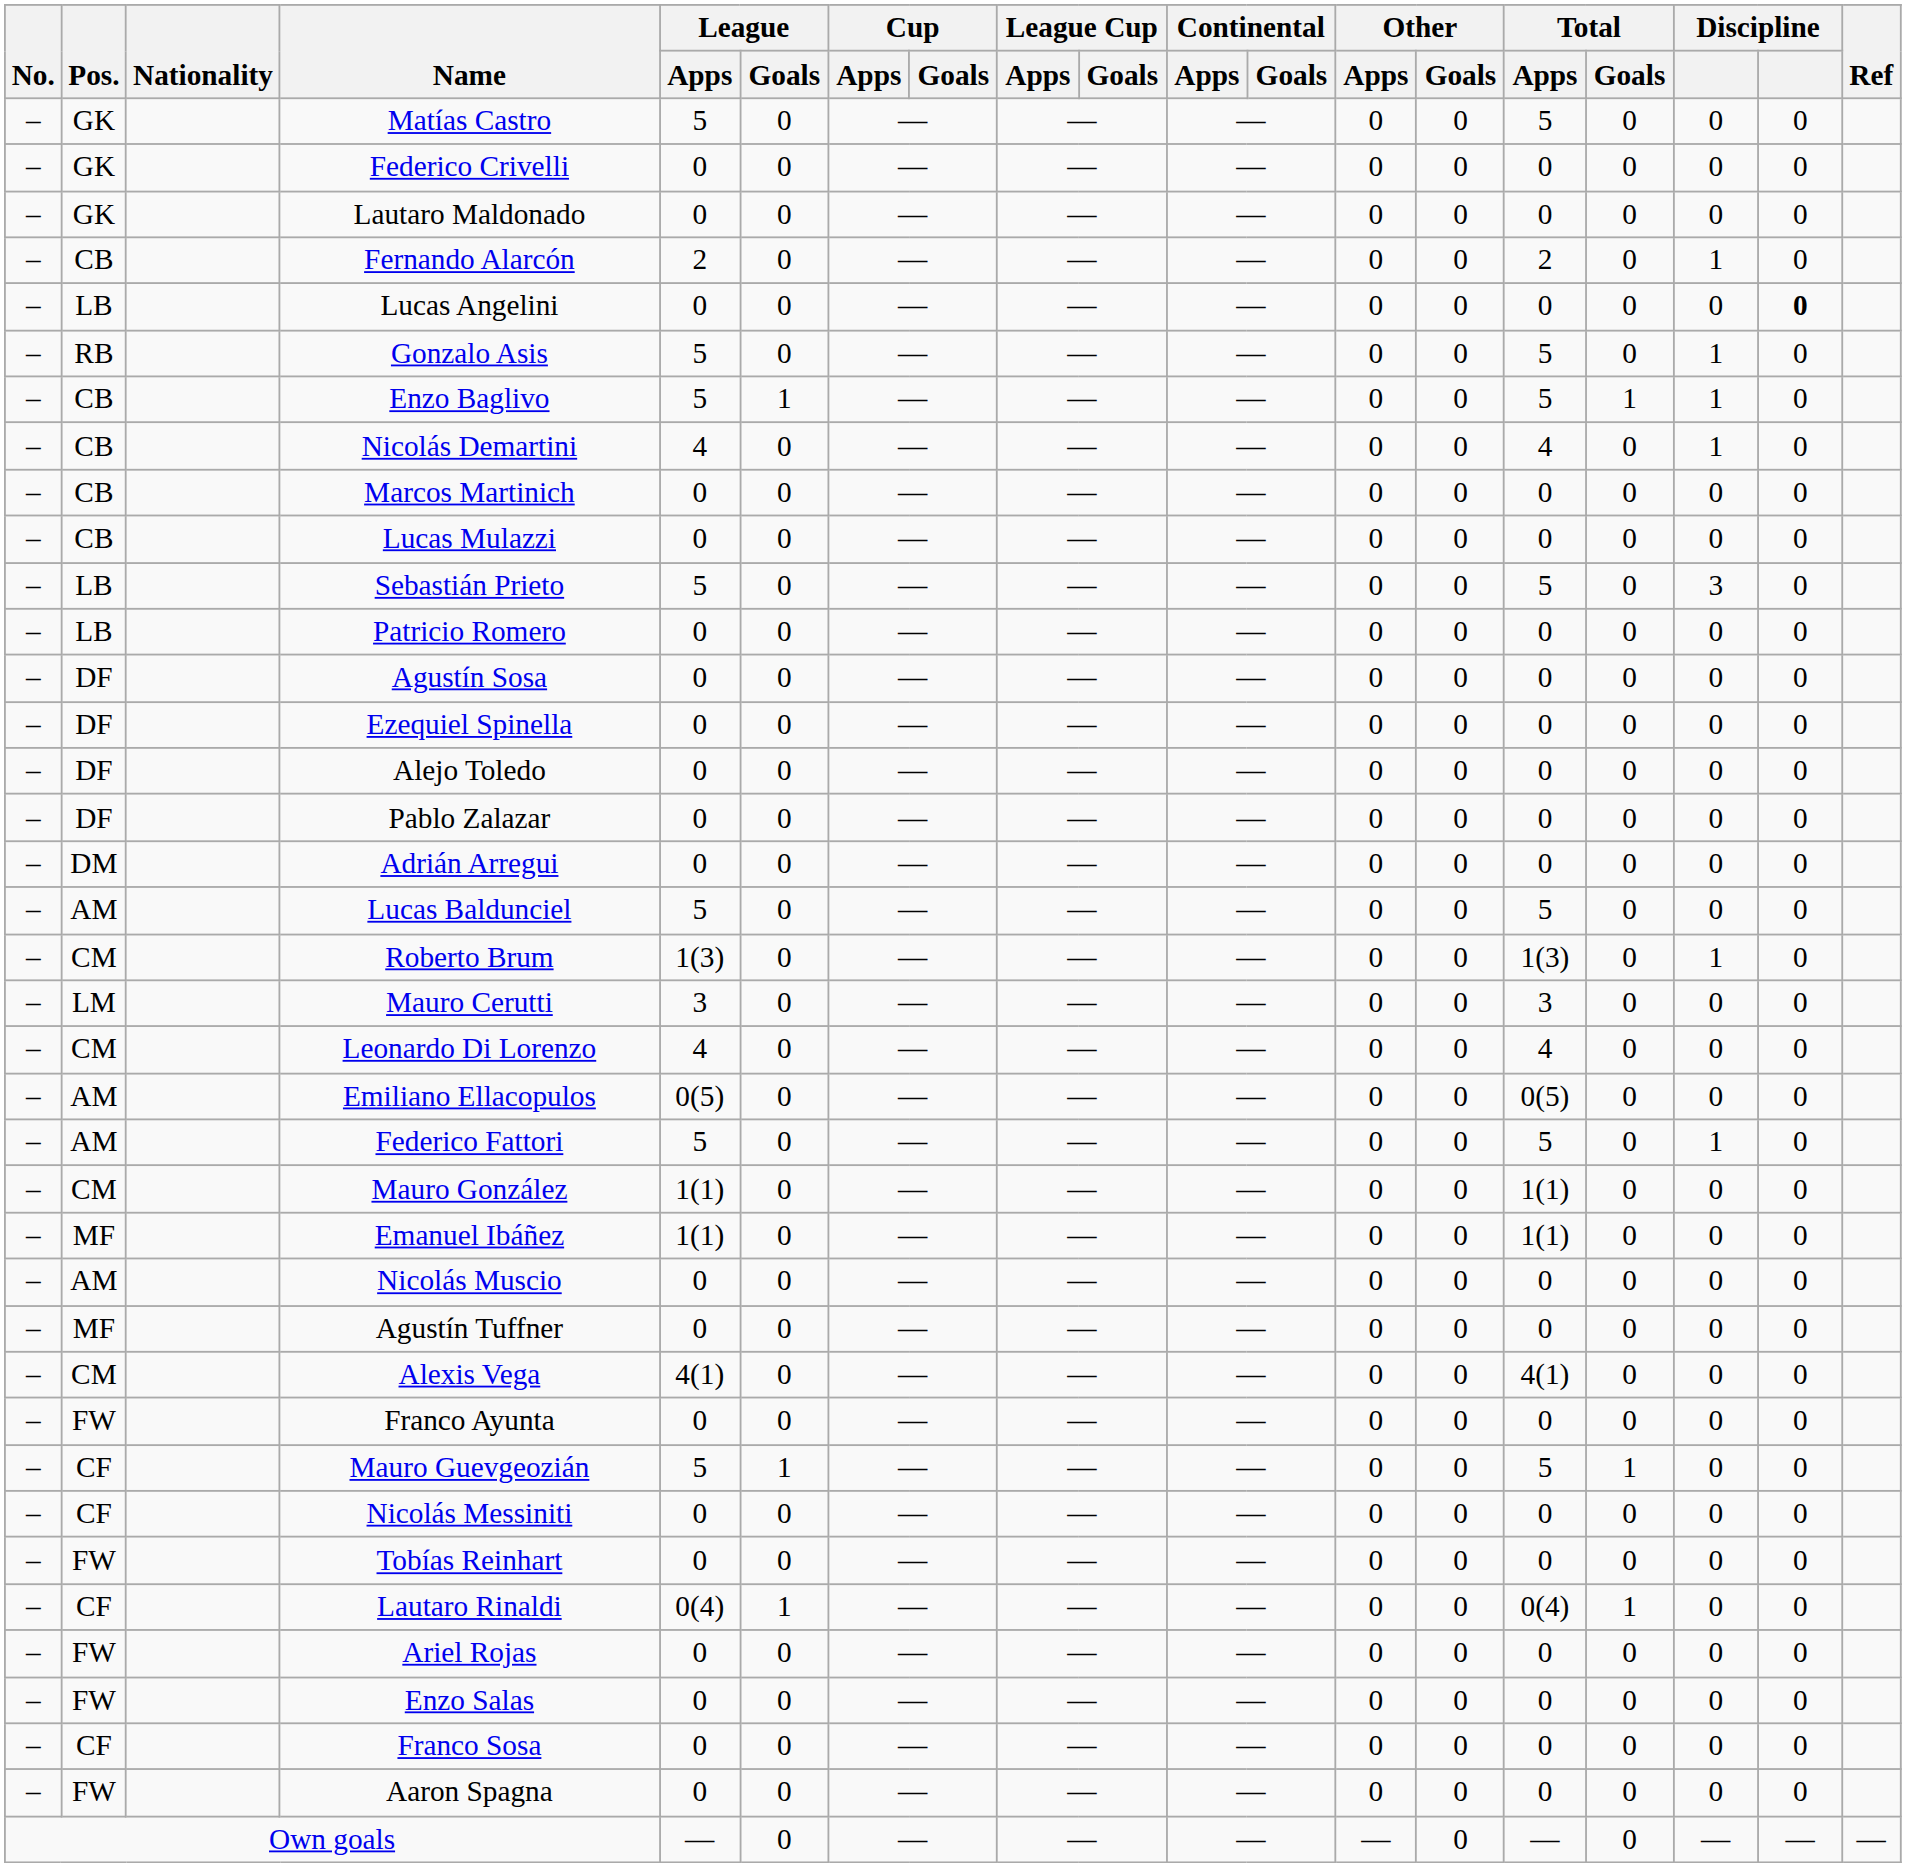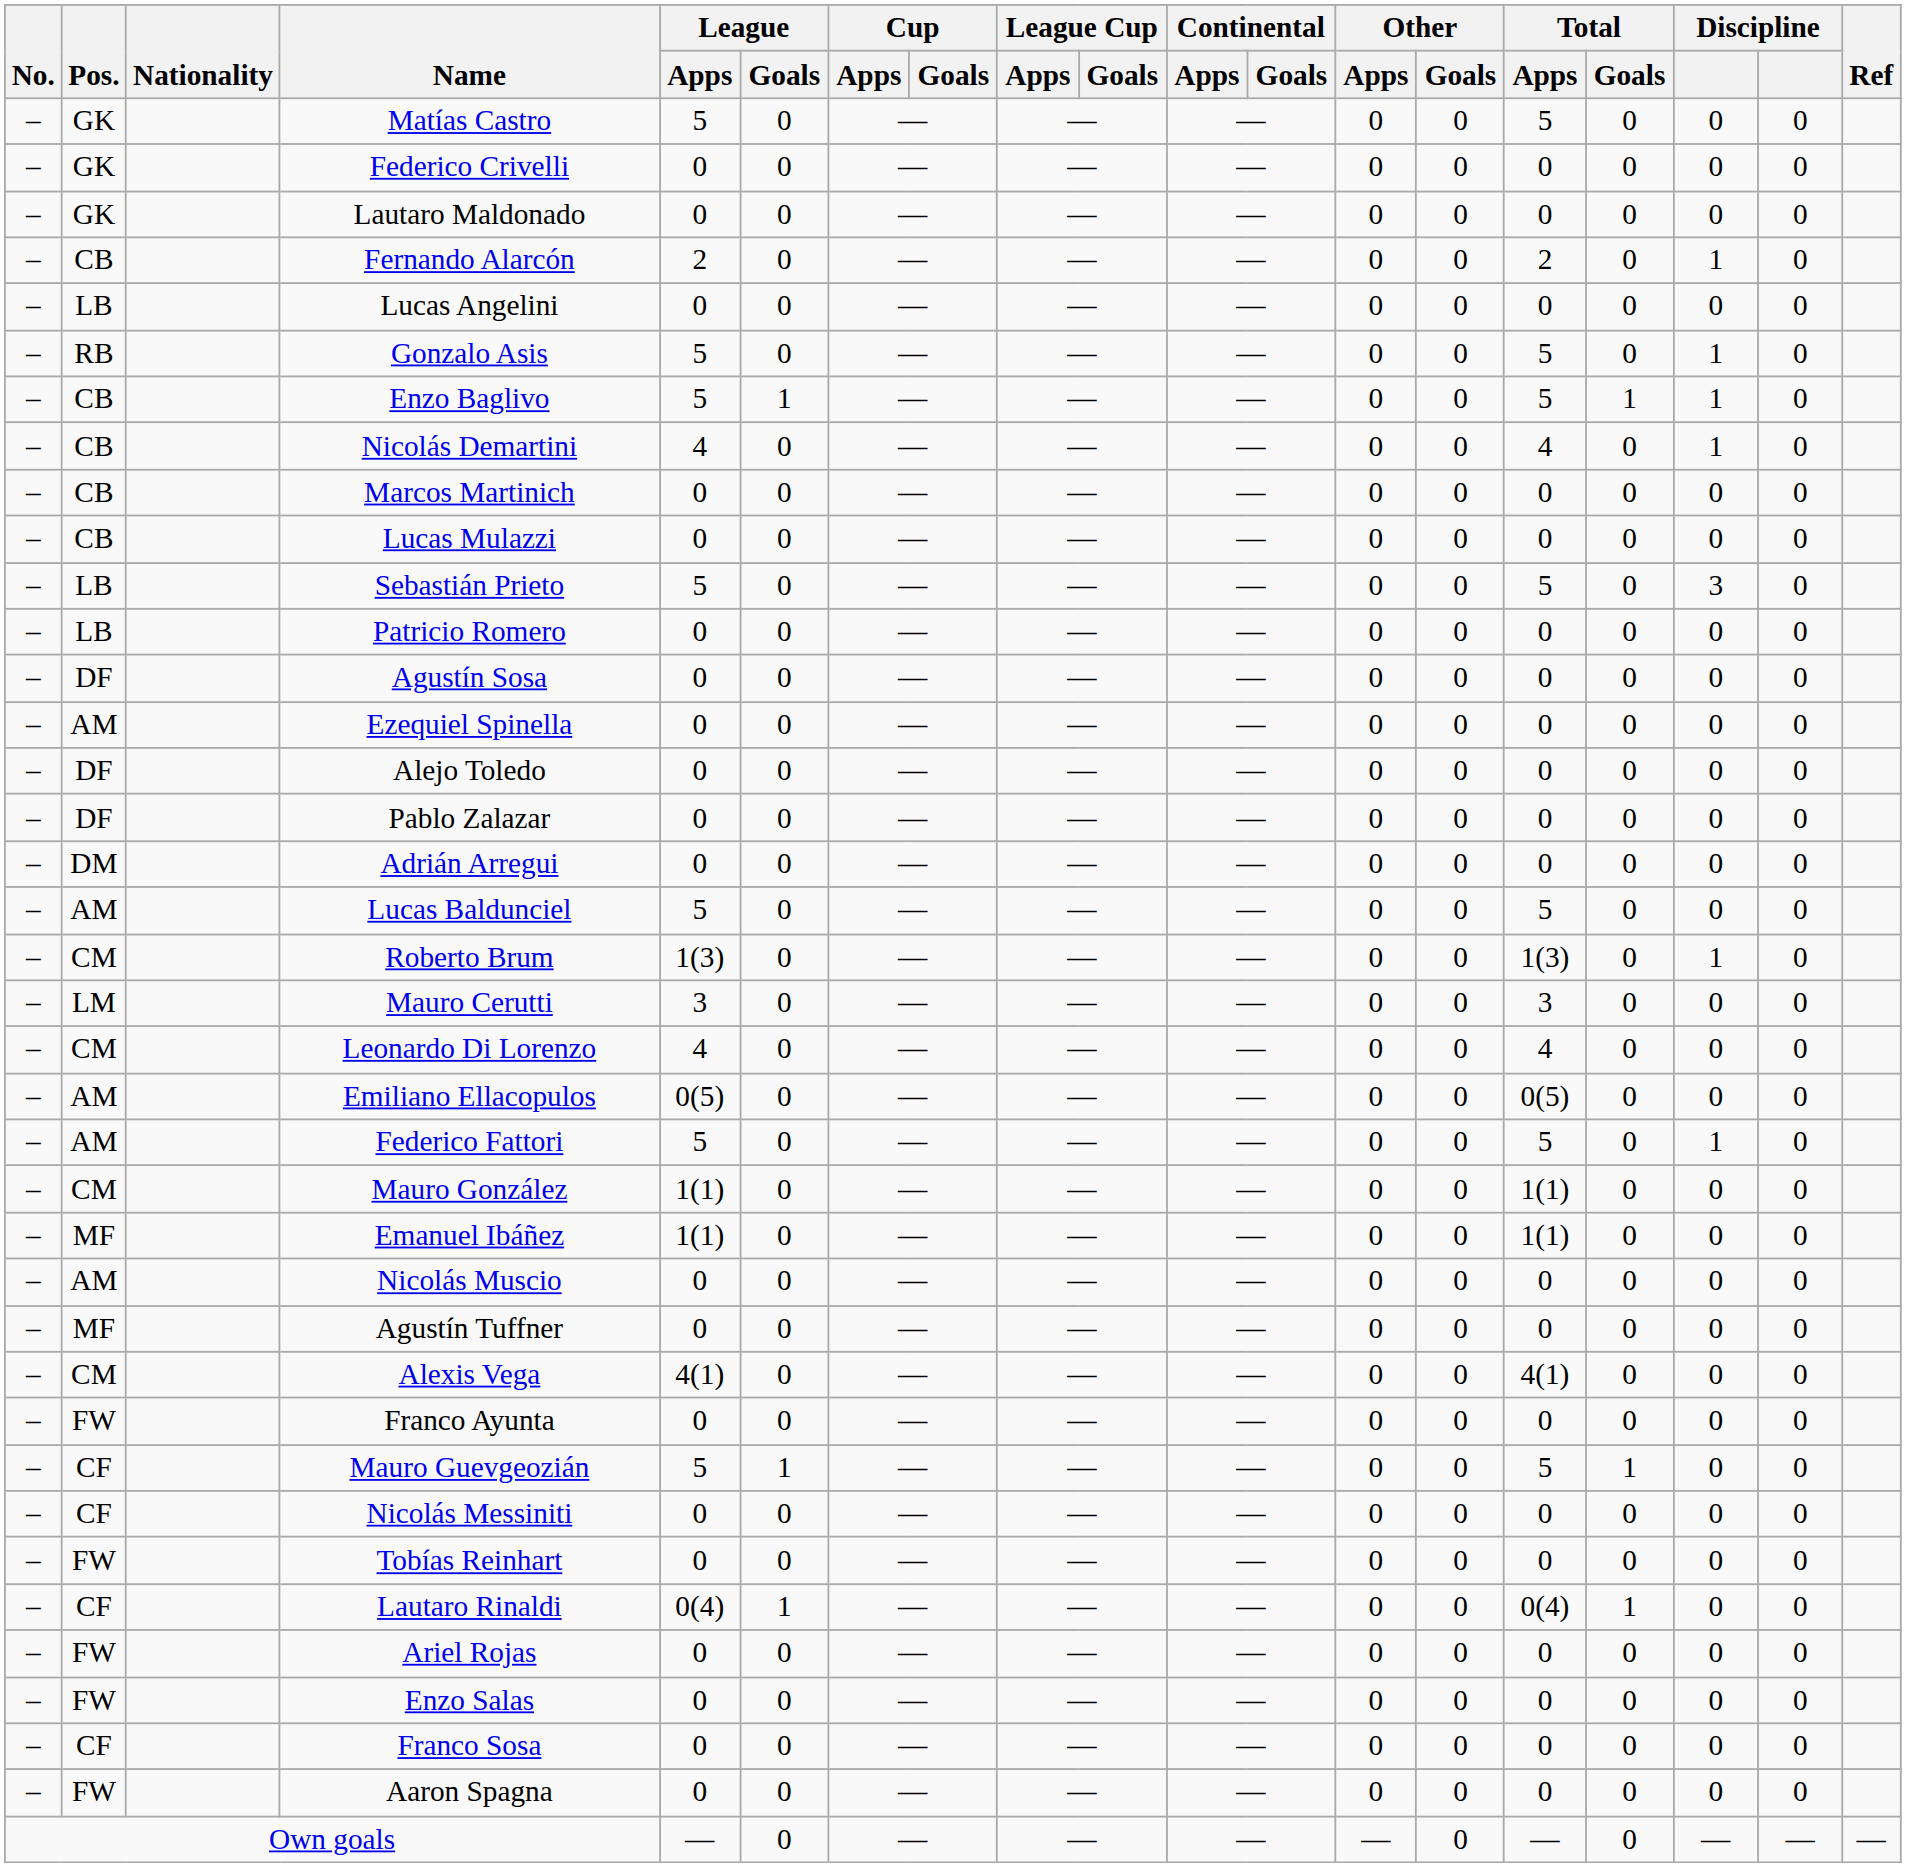(1800, 306) bold -> (1800, 306) normal
(94, 724) DF -> (94, 724) AM
